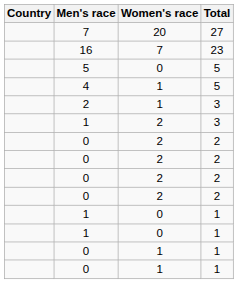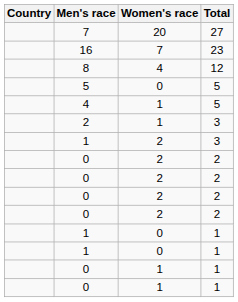+ row: (86, 68)
